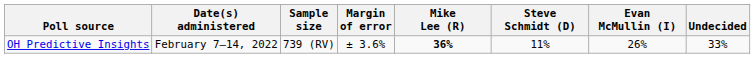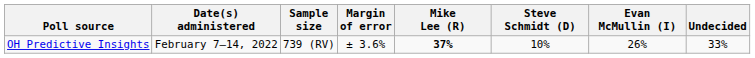(443, 44) 36% -> (443, 44) 37%
(540, 44) 11% -> (540, 44) 10%
